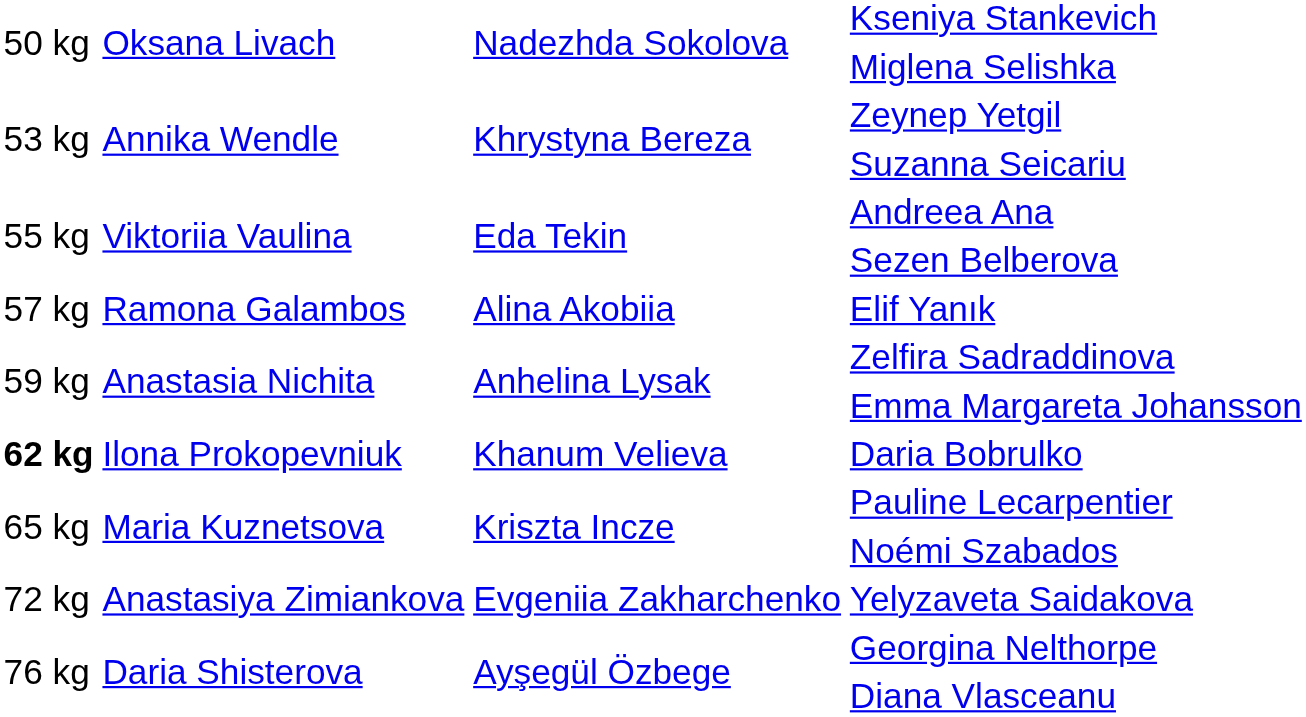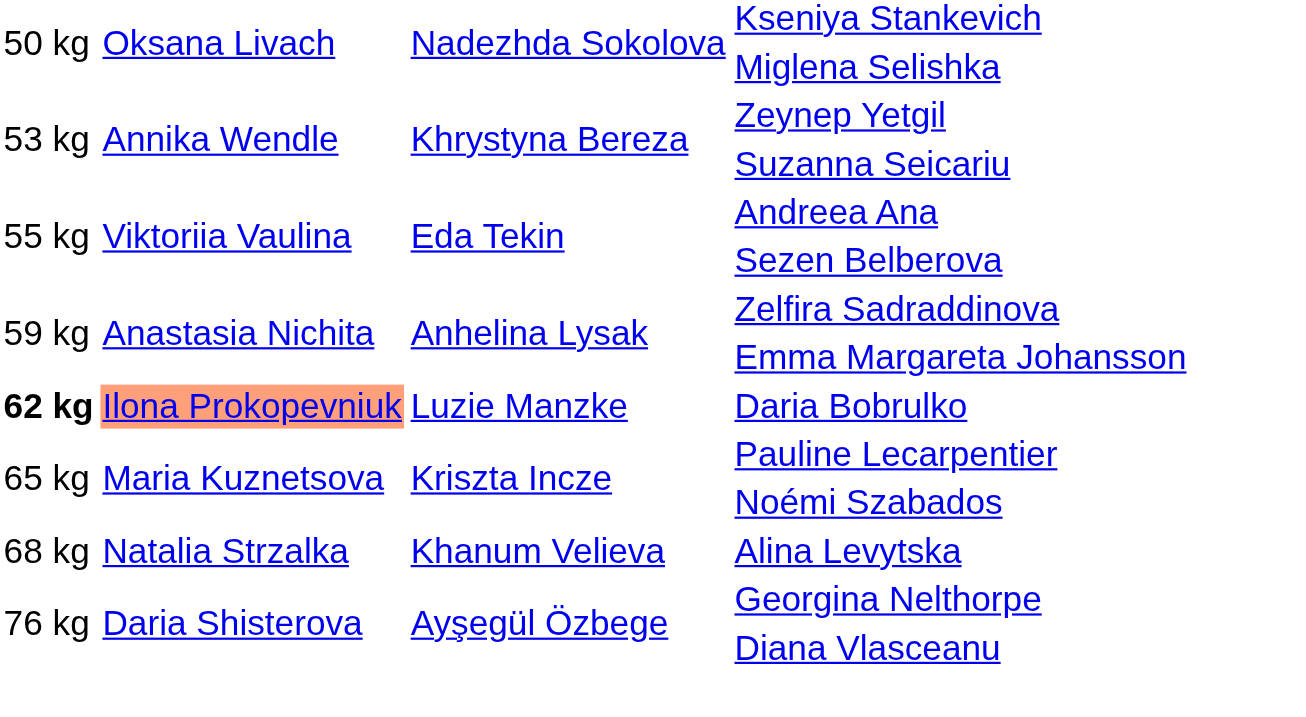- row: (923, 309)
(252, 454) no background -> (252, 406) lightsalmon background
(600, 454) Khanum Velieva -> (519, 406) Luzie Manzke
+ row: (848, 551)
- row: (1021, 599)
